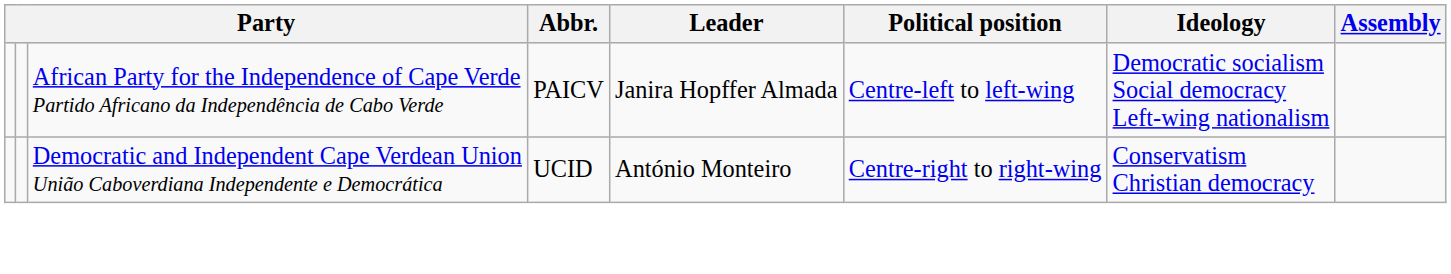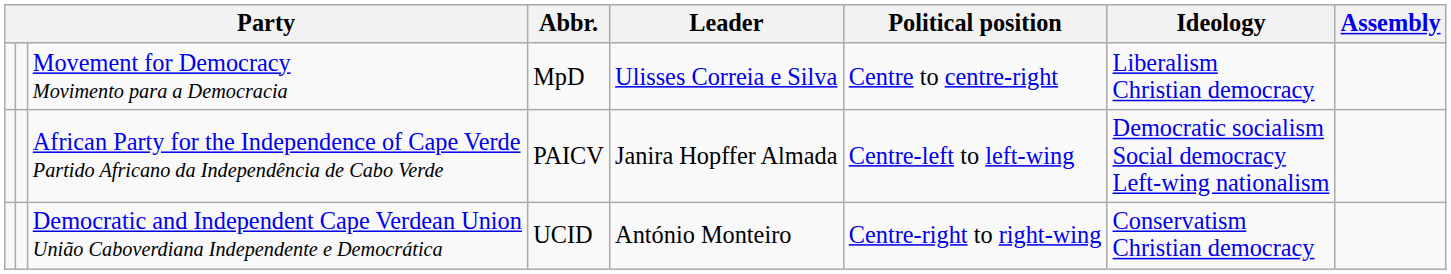+ row: (162, 76)
